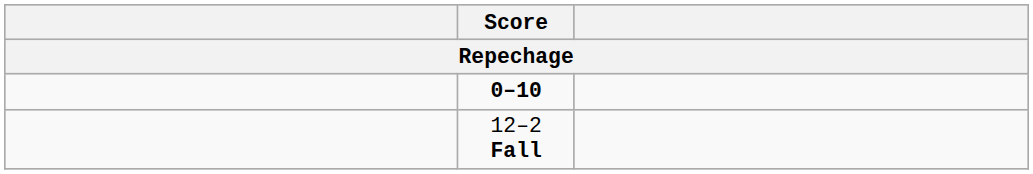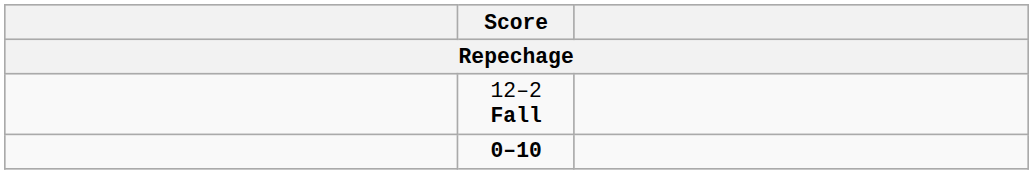rows swapped: (516, 139) <-> (516, 92)
